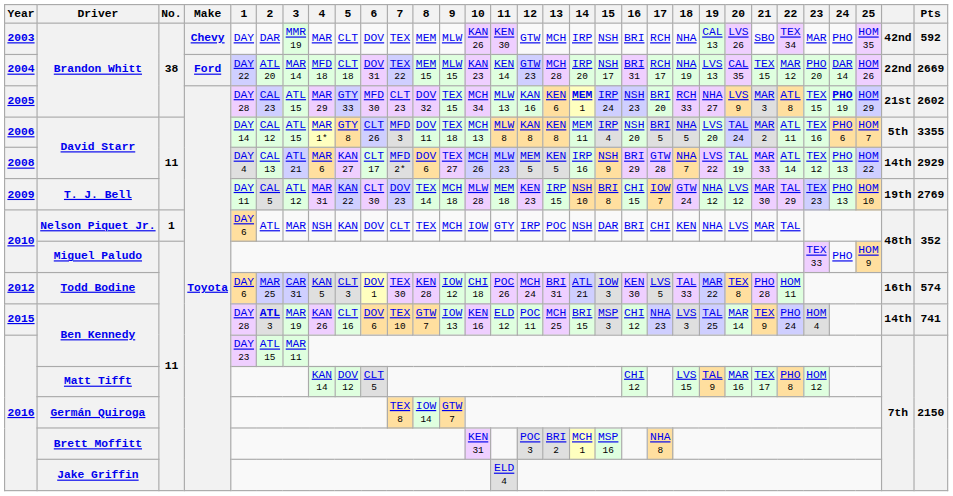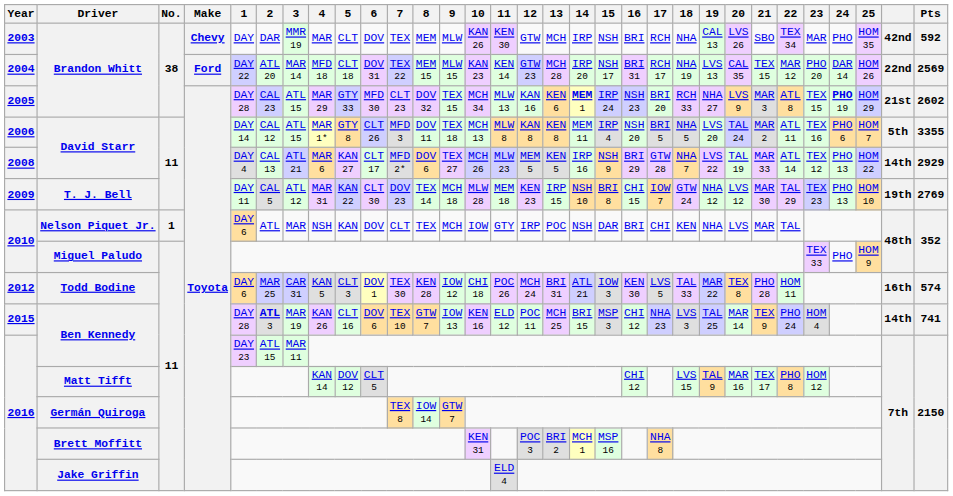(931, 70) 2669 -> (931, 70) 2569
